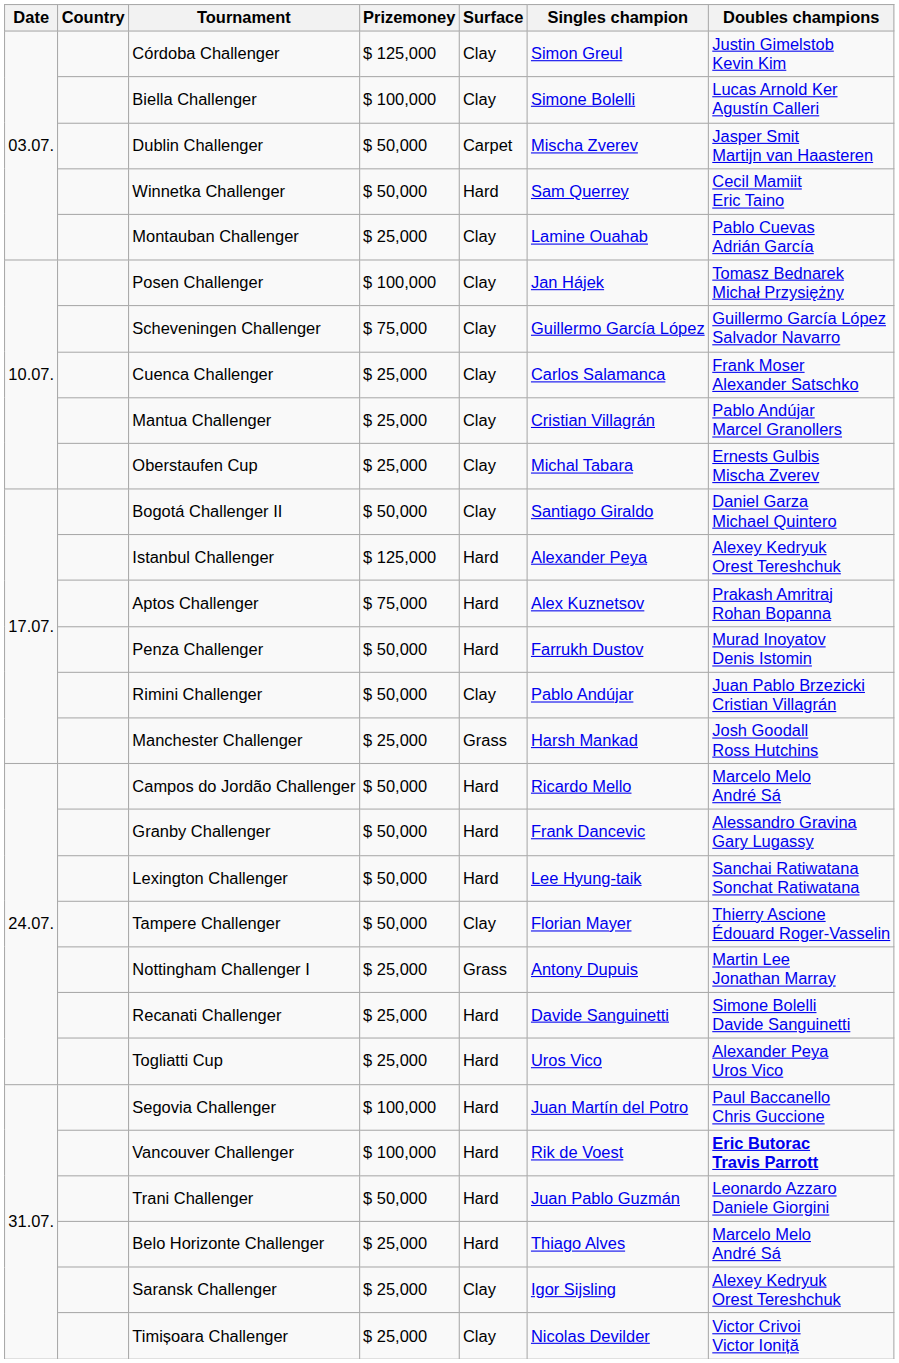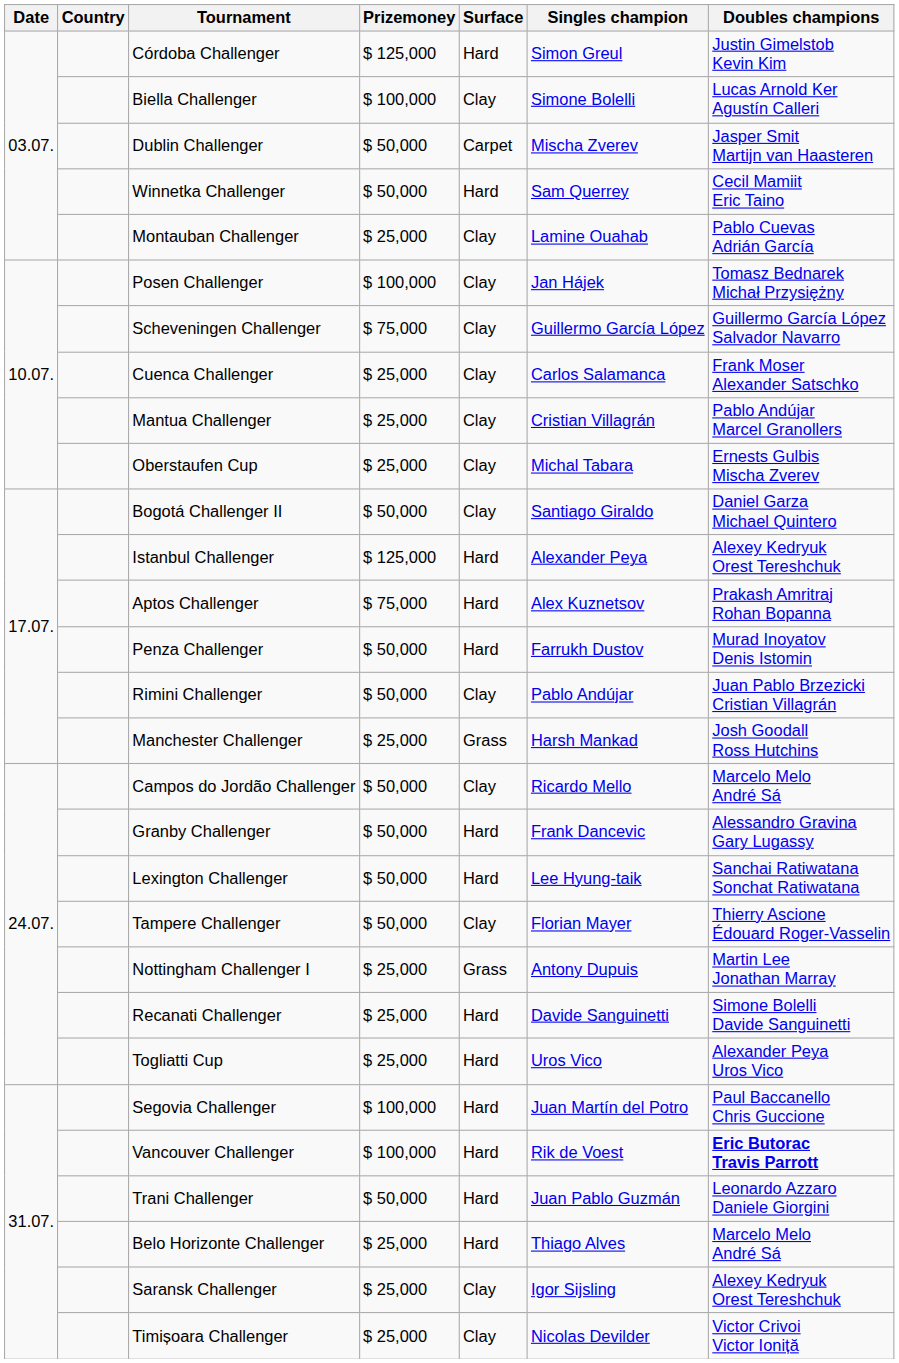(479, 53) Clay -> (481, 53) Hard
(481, 786) Hard -> (479, 786) Clay
